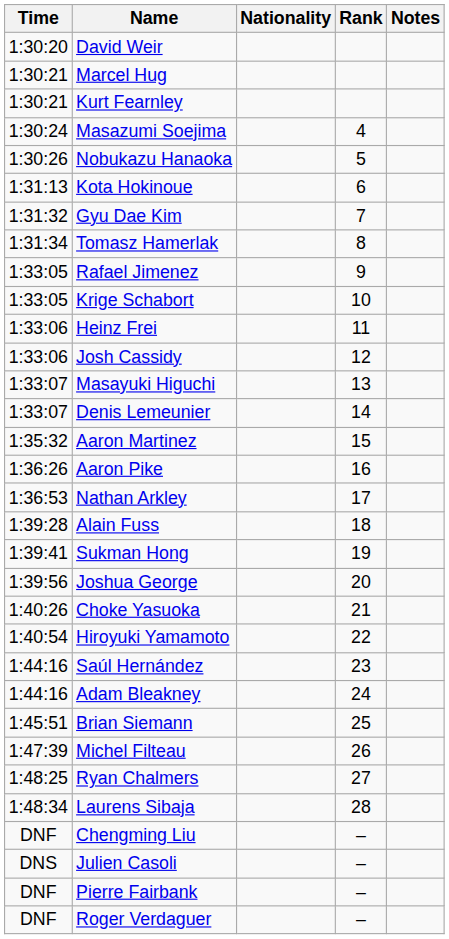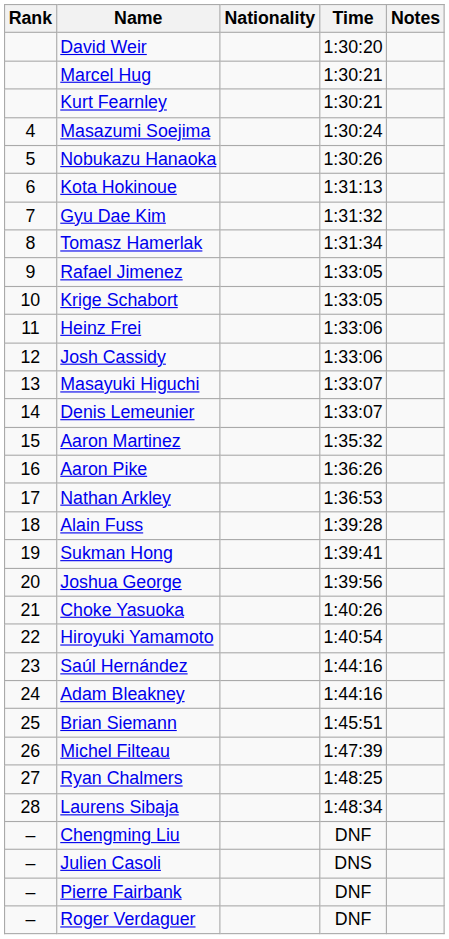columns swapped: (361, 18) <-> (38, 18)
